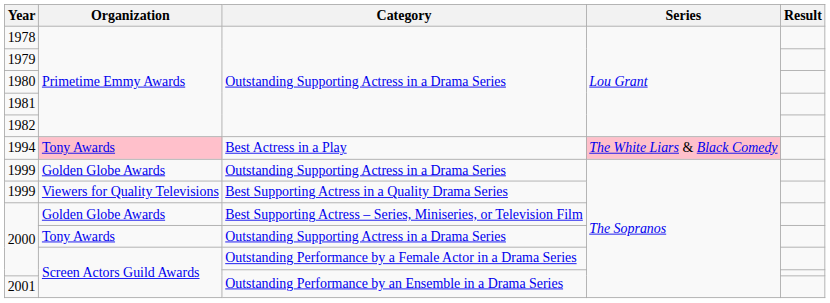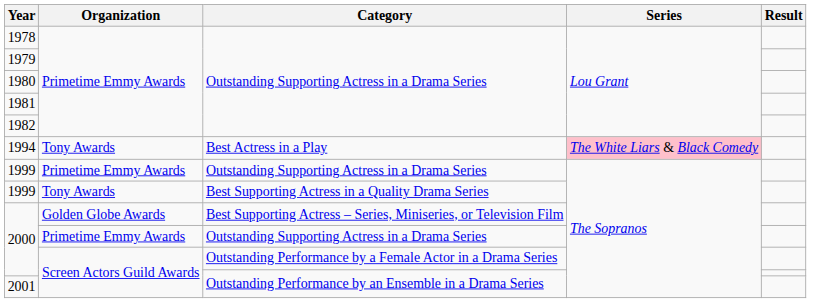(78, 147) pink background -> (78, 147) no background
(104, 170) Golden Globe Awards -> (114, 170) Primetime Emmy Awards
(130, 192) Viewers for Quality Televisions -> (78, 192) Tony Awards
(78, 236) Tony Awards -> (114, 236) Primetime Emmy Awards
